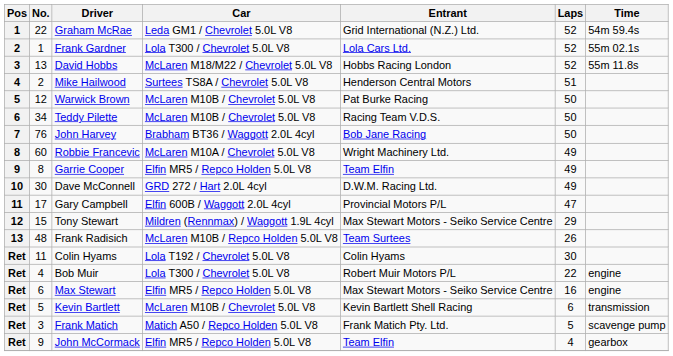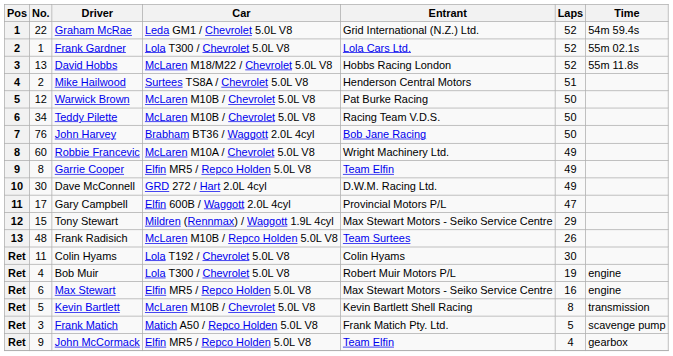(570, 273) 22 -> (570, 273) 19
(570, 308) 6 -> (570, 308) 8
